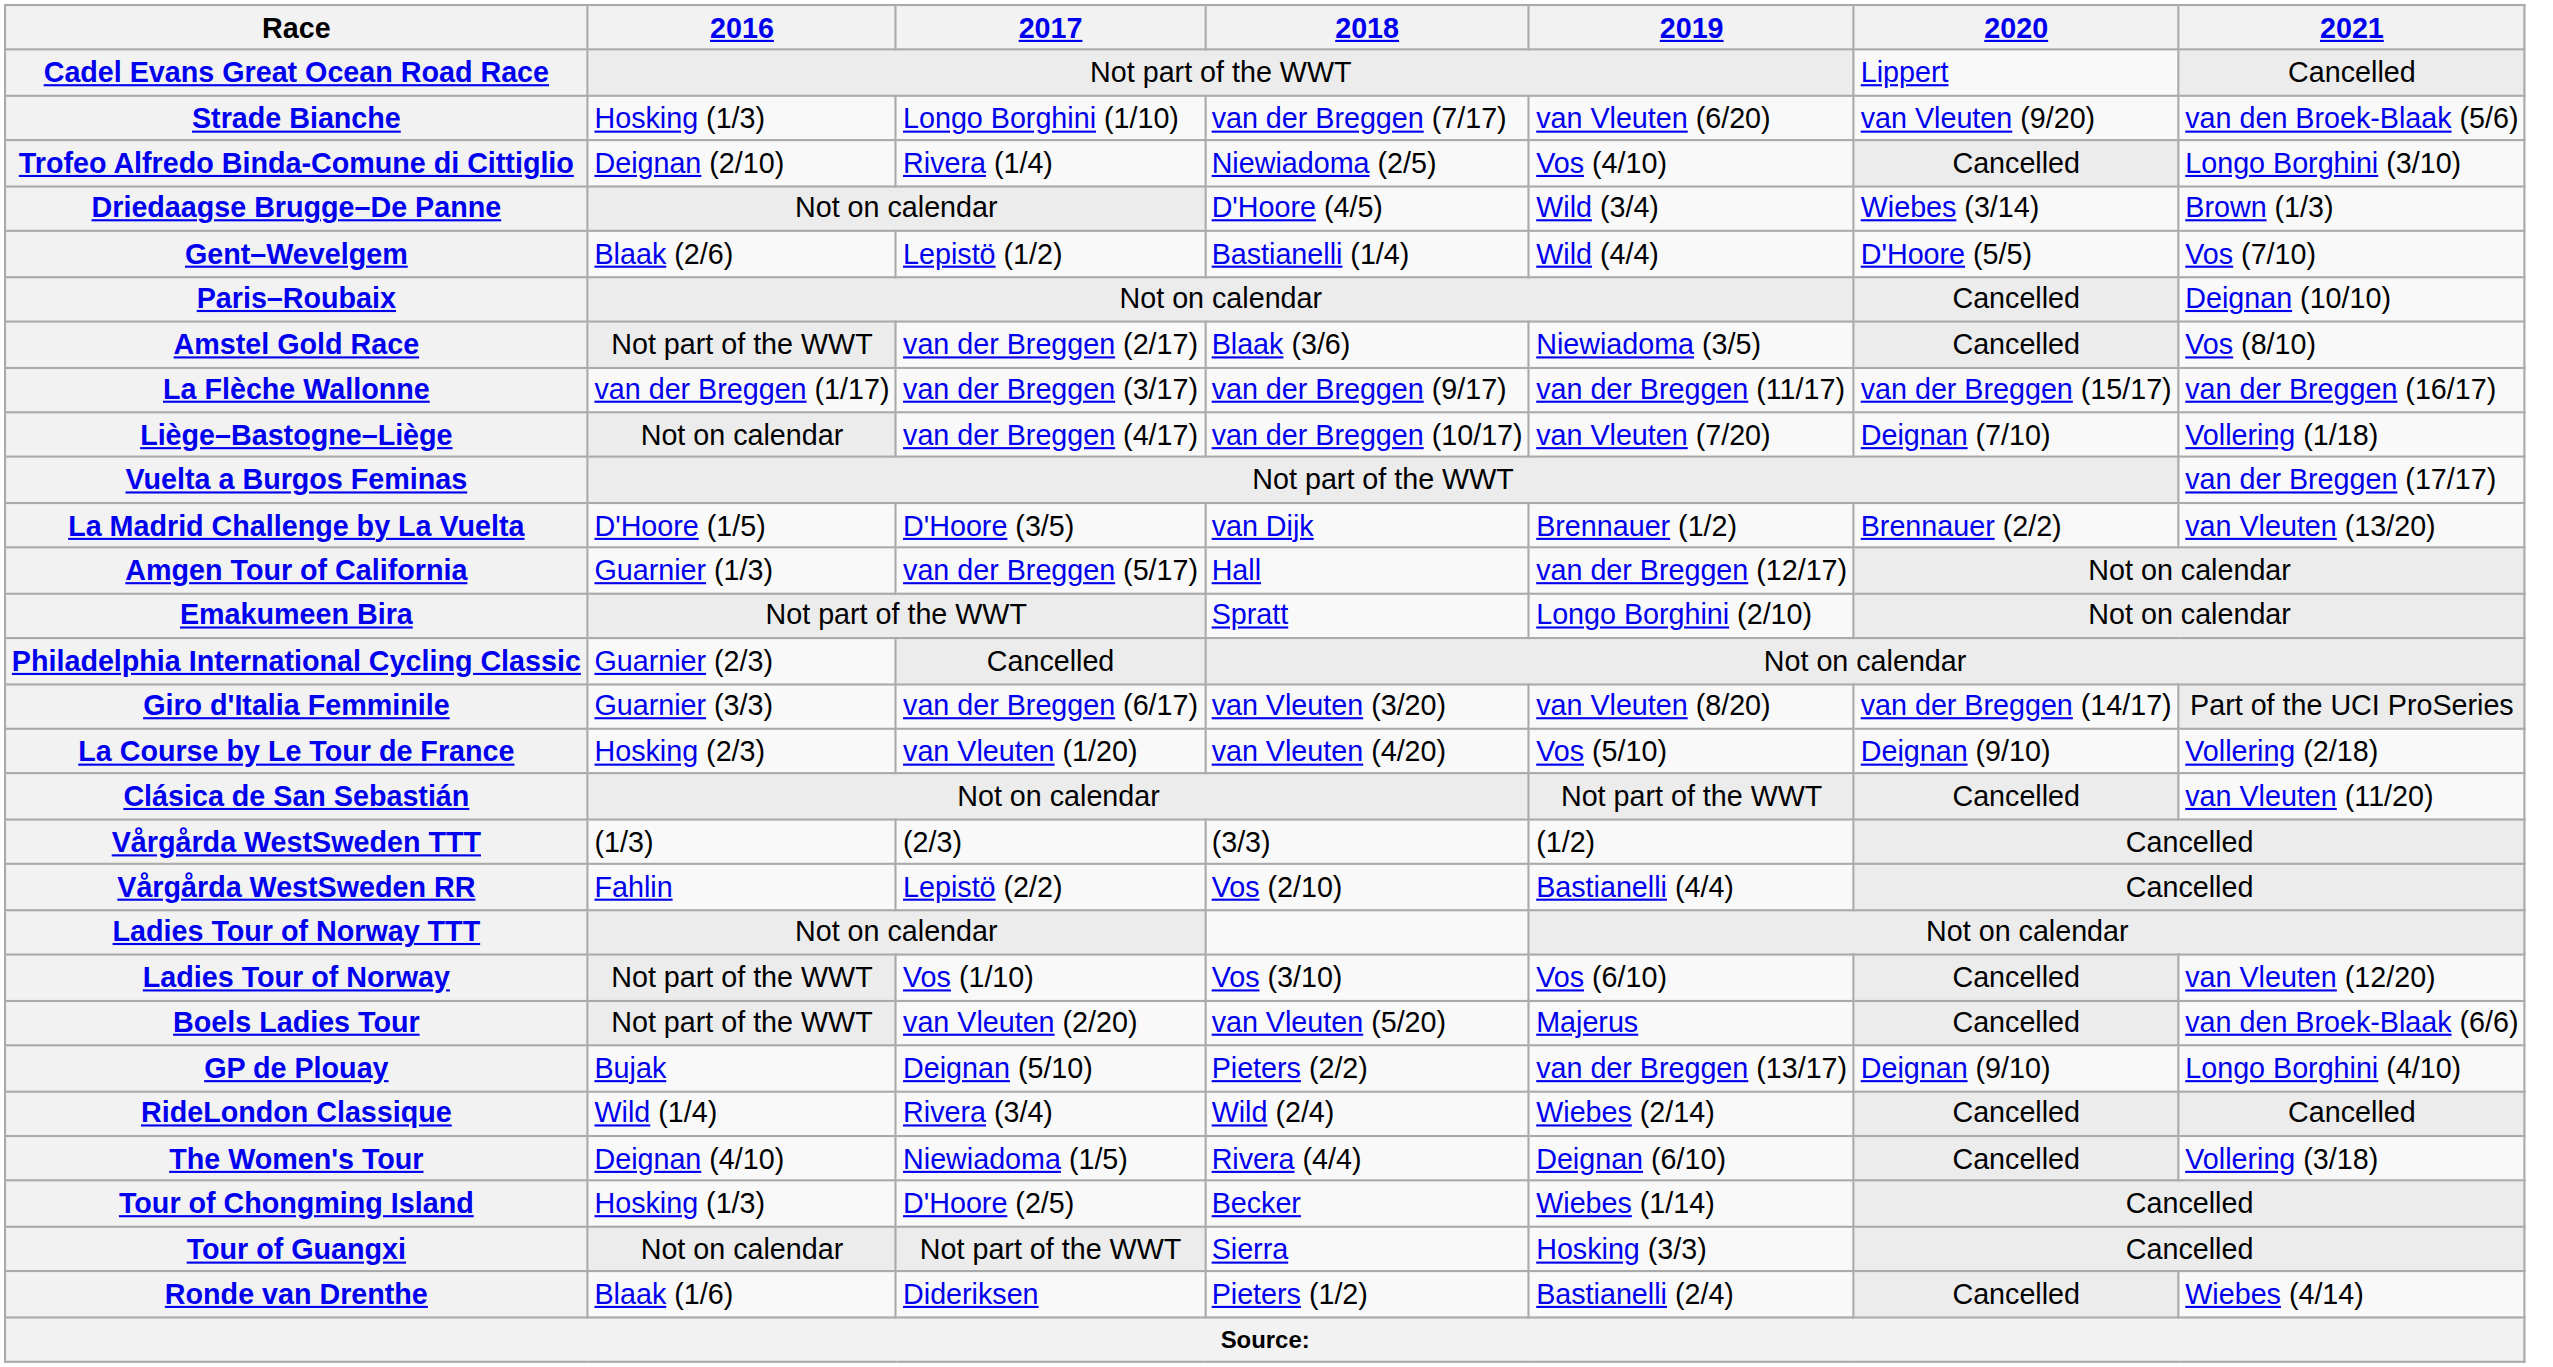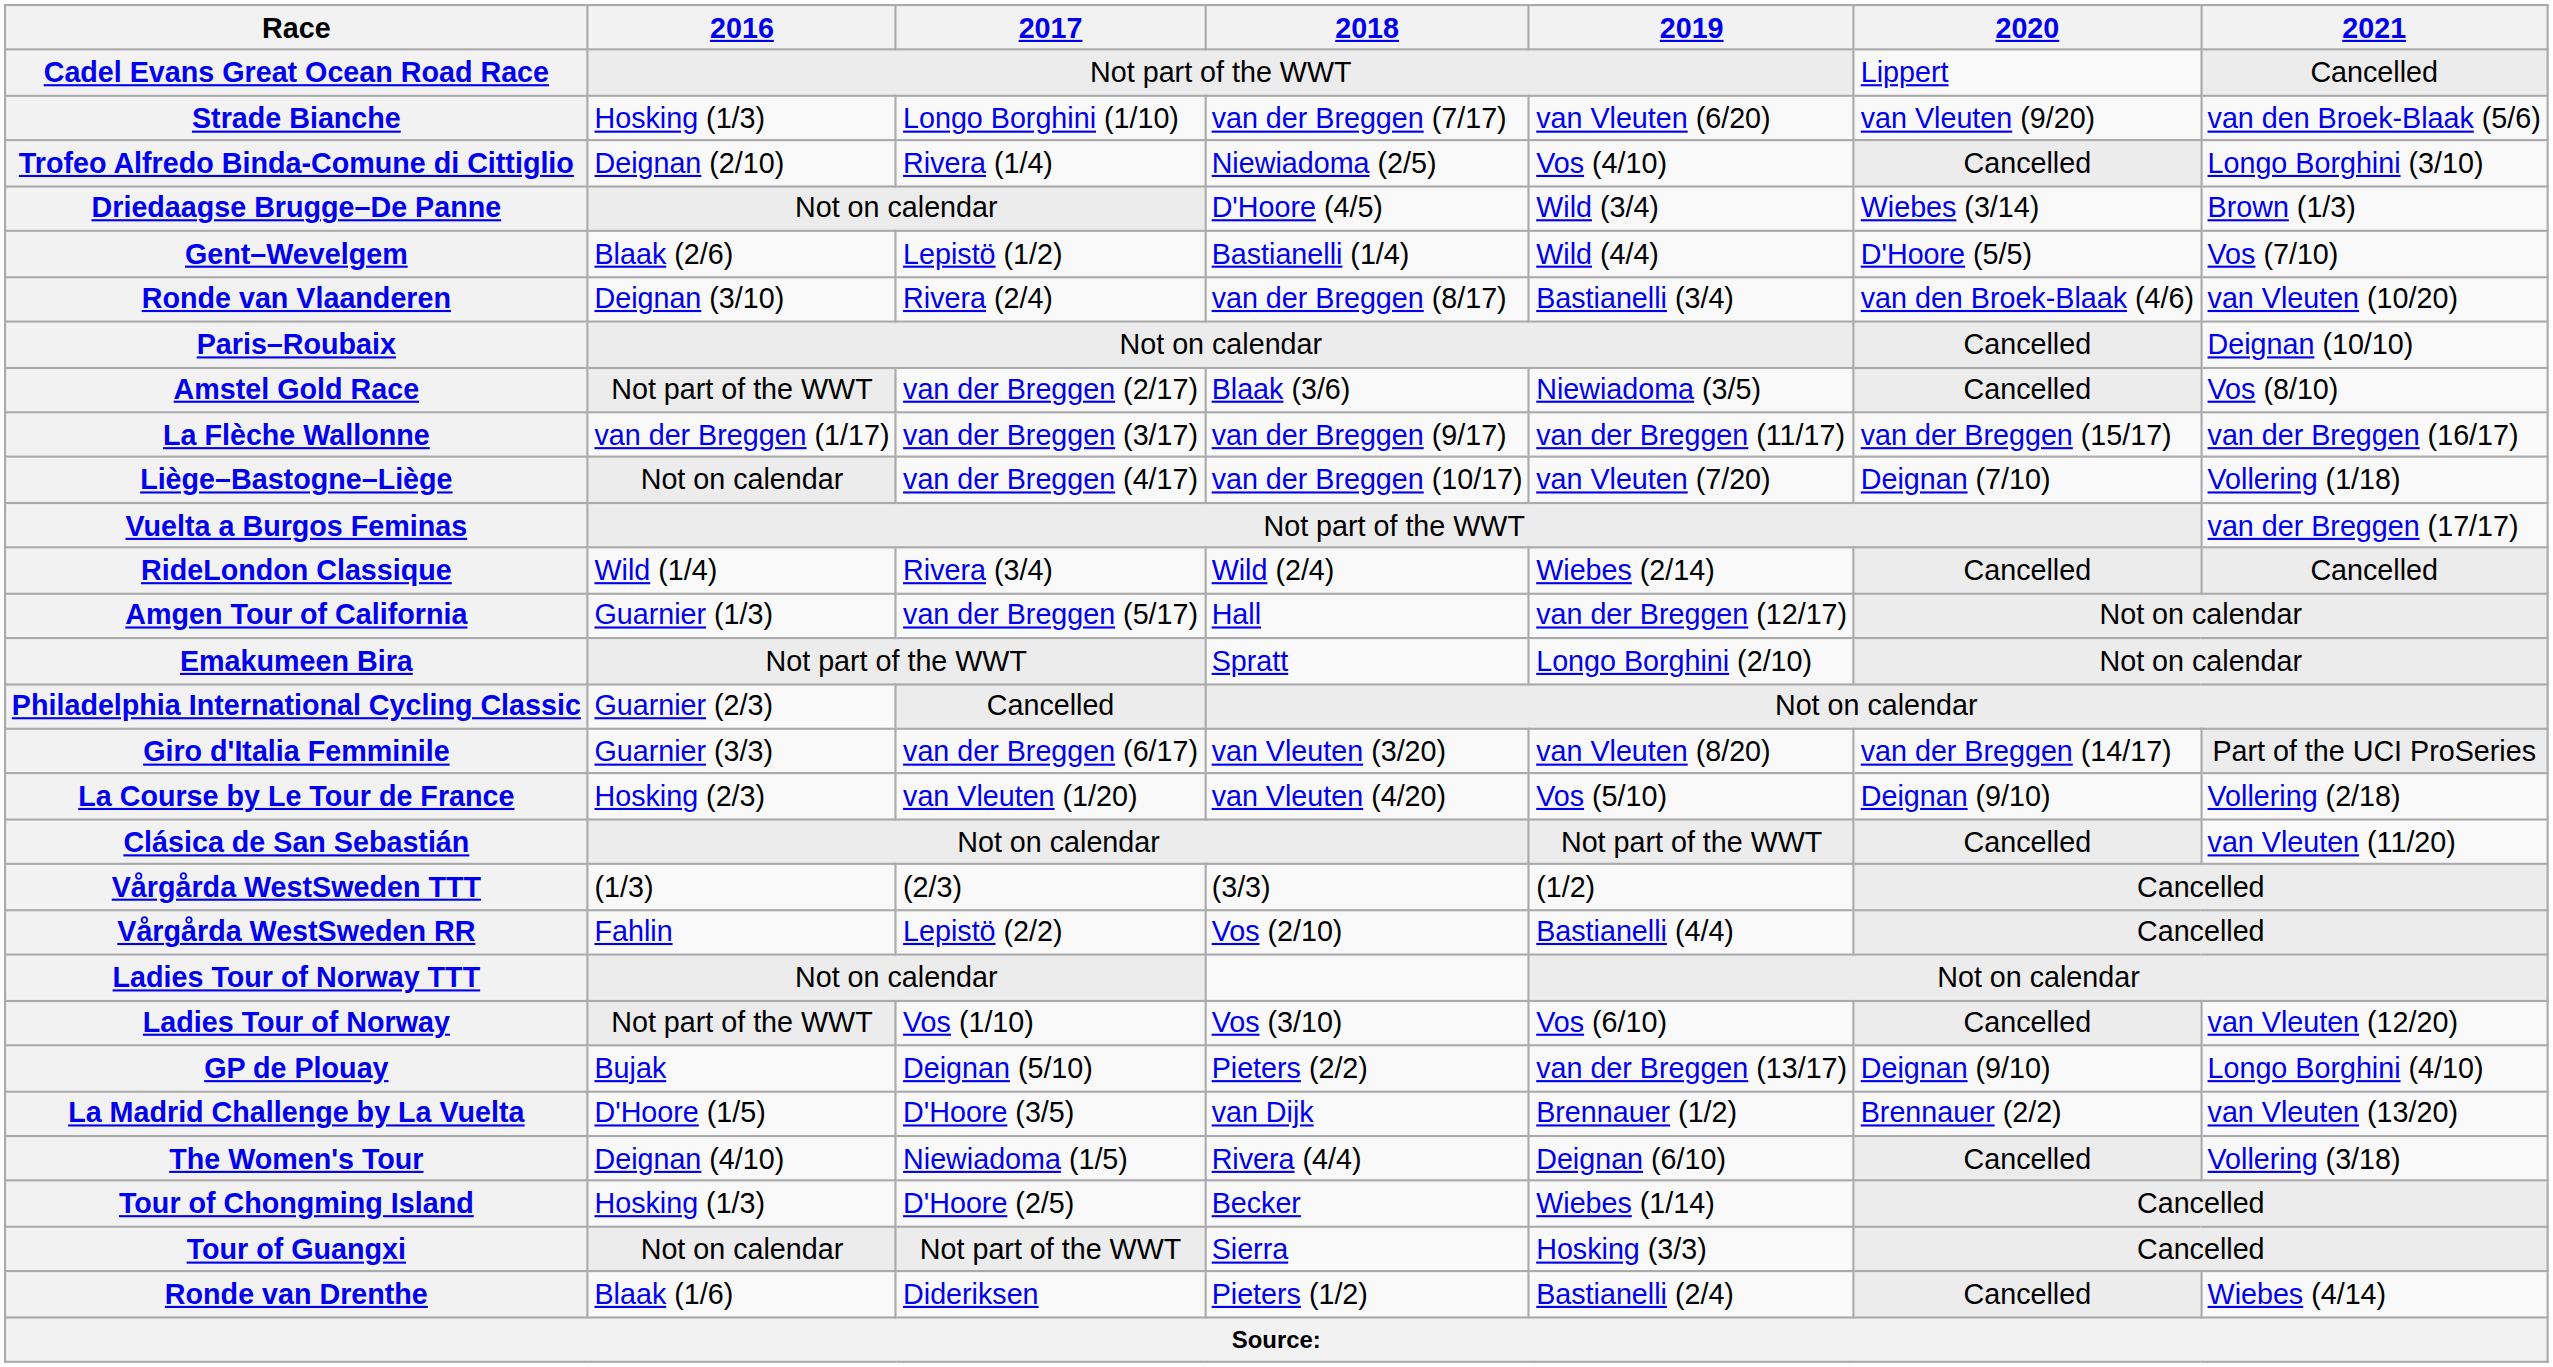+ row: (296, 299)
rows swapped: (296, 1113) <-> (296, 525)
- row: (296, 1022)
